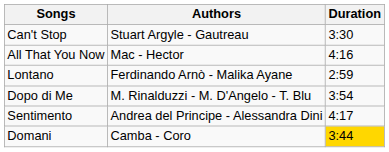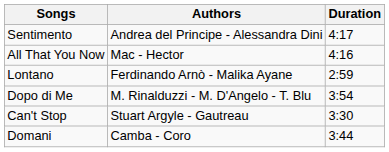rows swapped: (40, 116) <-> (37, 34)
(341, 136) gold background -> (341, 136) no background
